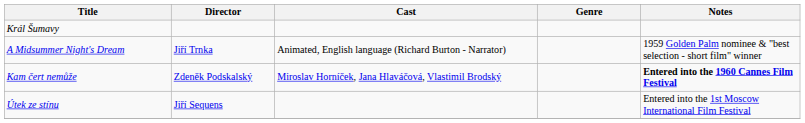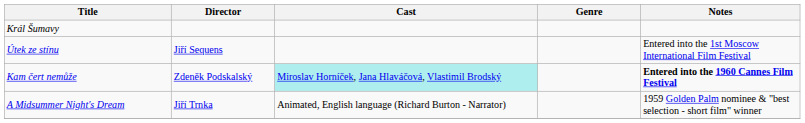rows swapped: (66, 50) <-> (33, 104)
(389, 77) no background -> (389, 77) paleturquoise background
